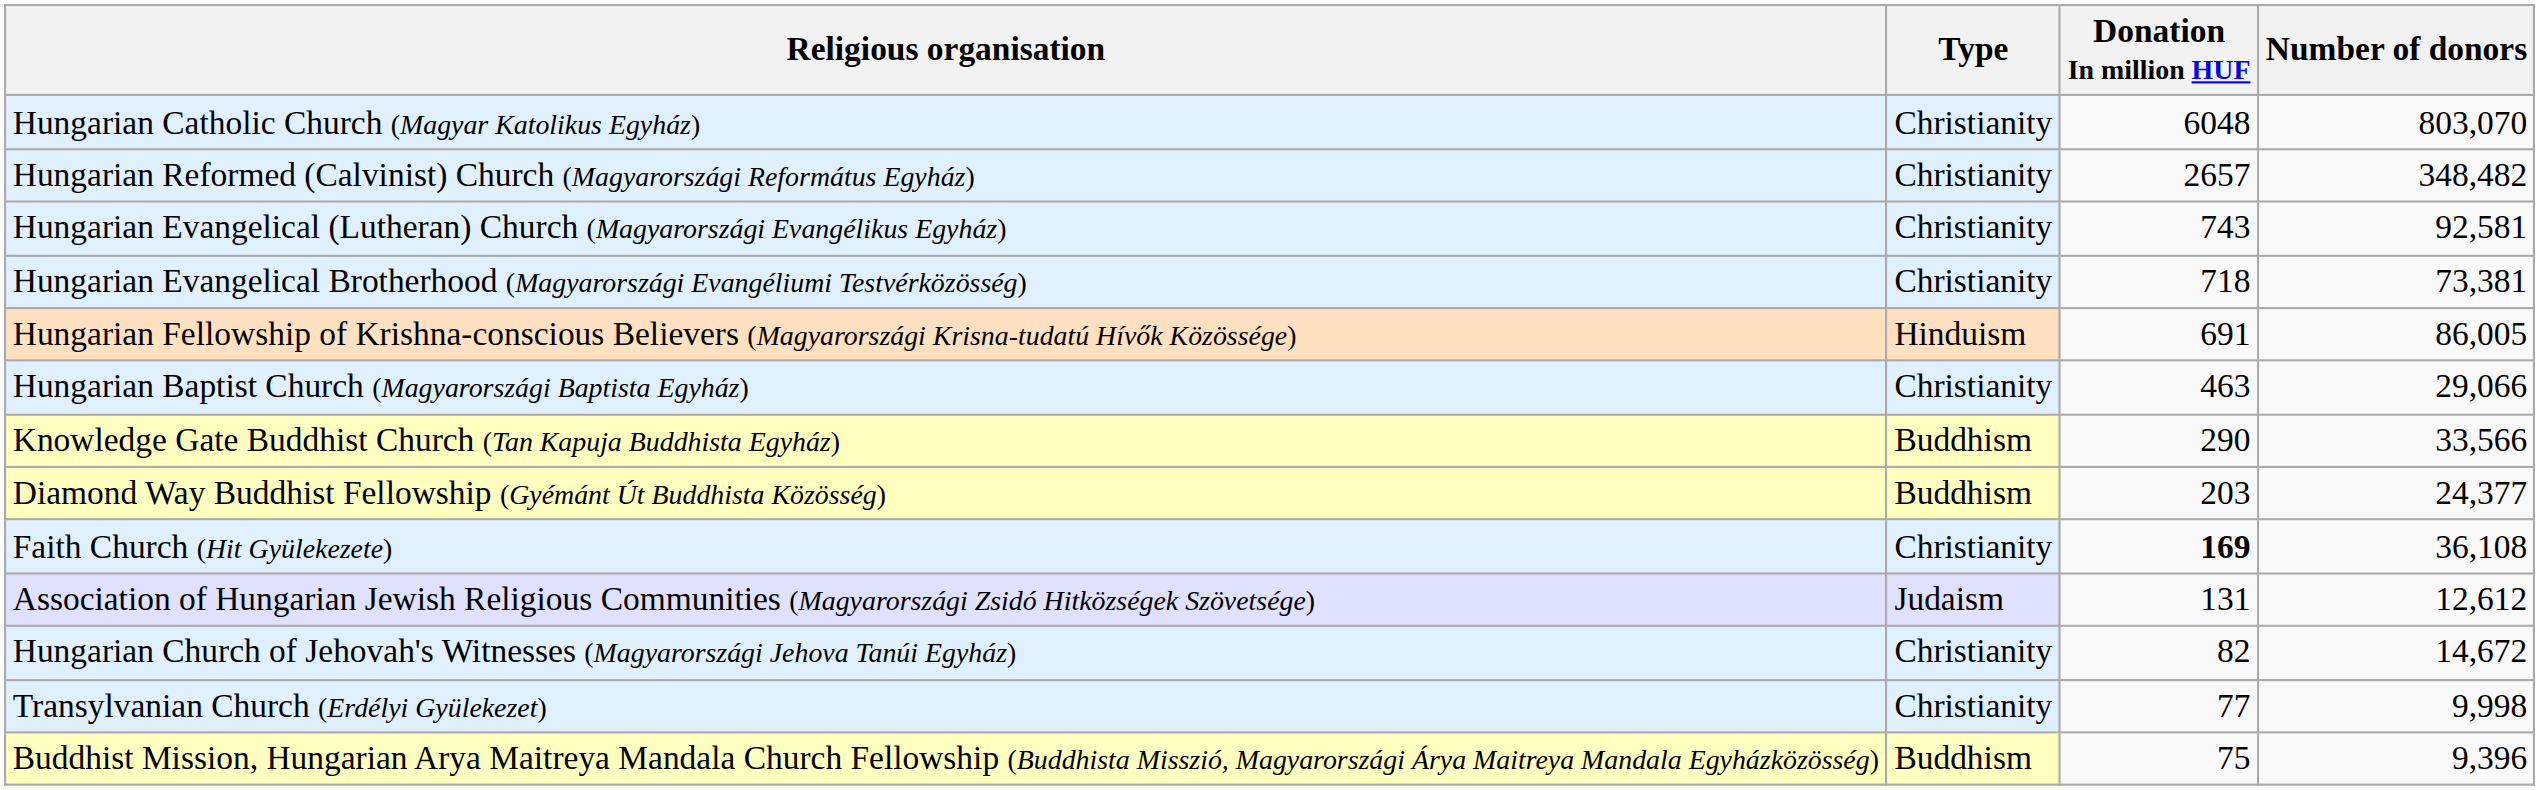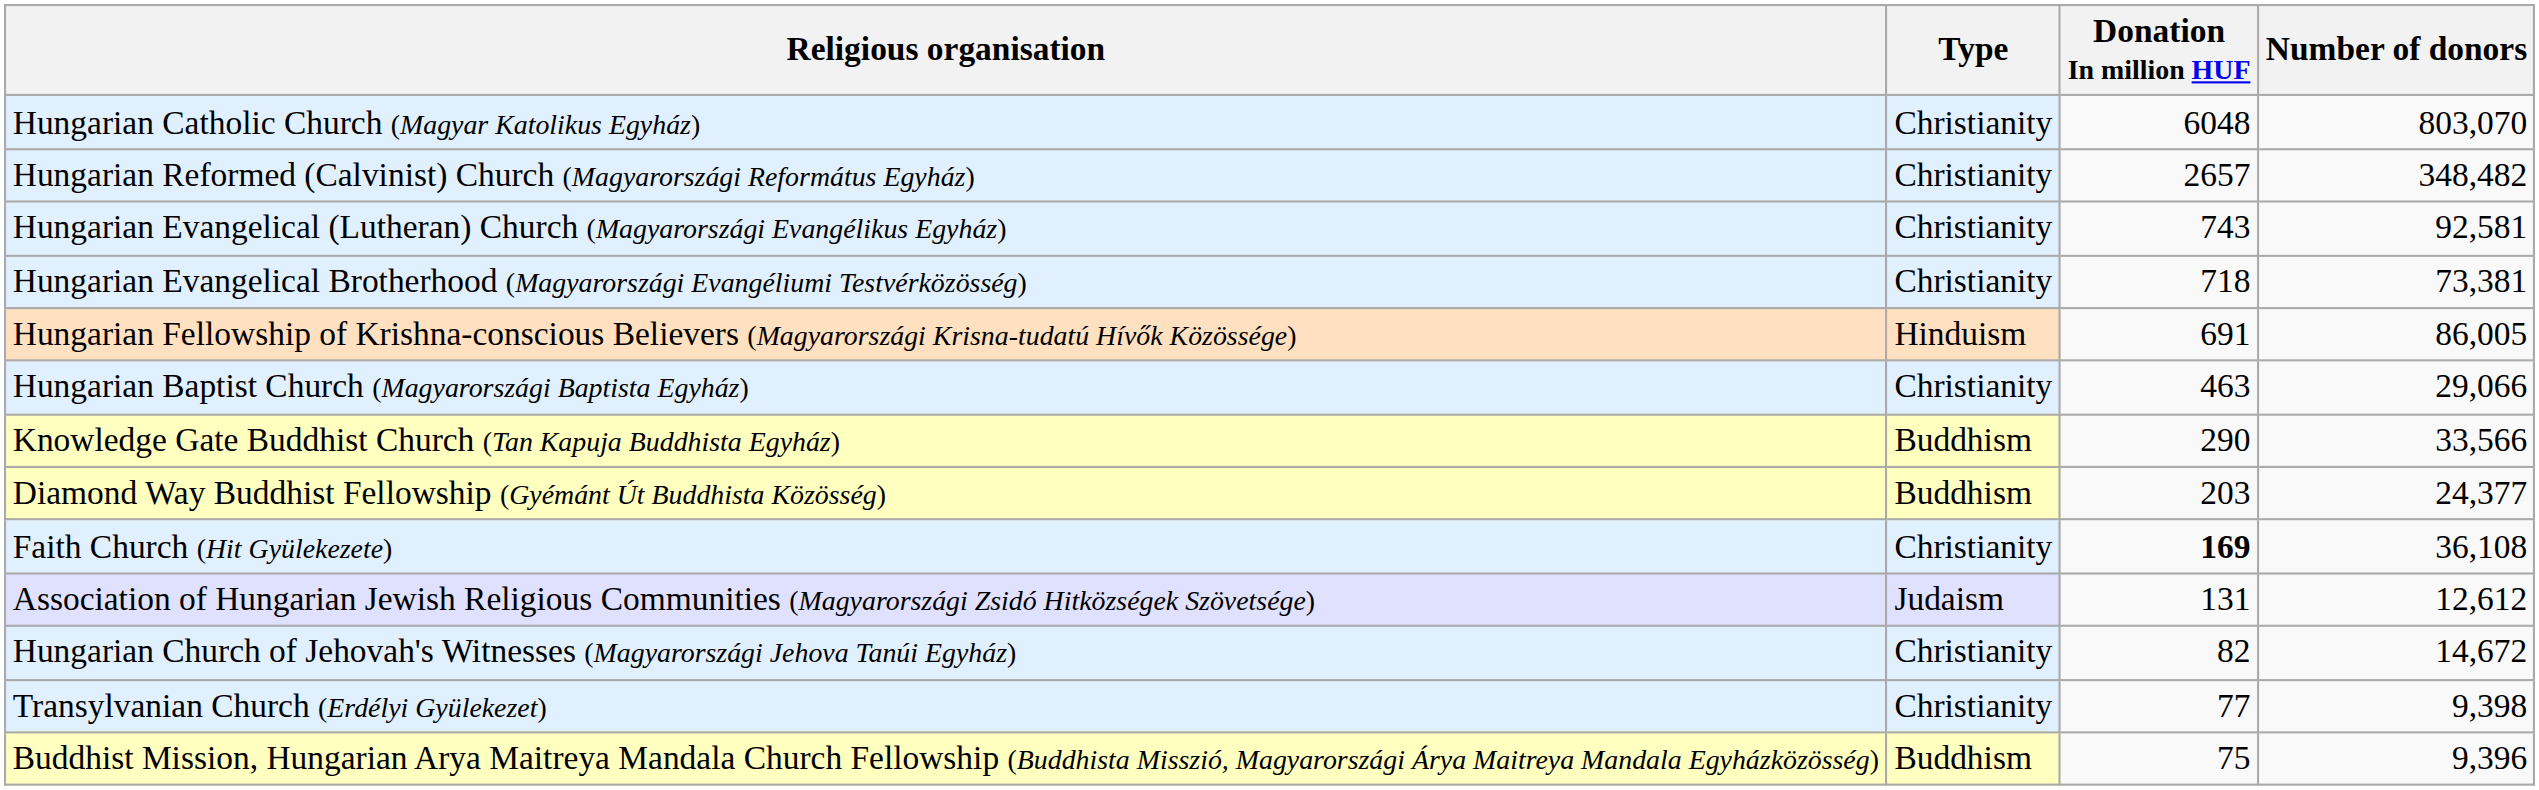(2490, 705) 9,998 -> (2490, 705) 9,398
